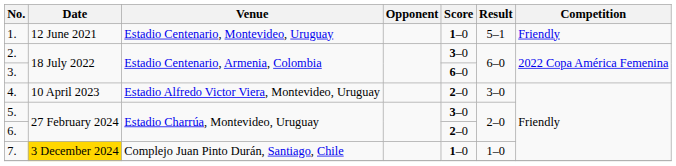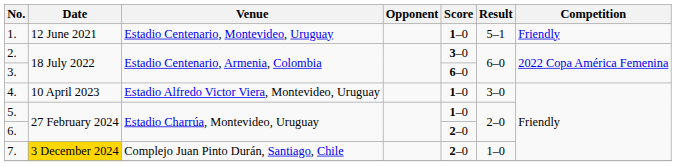(459, 92) 2–0 -> (459, 92) 1–0
(459, 111) 3–0 -> (459, 111) 1–0
(459, 151) 1–0 -> (459, 151) 2–0
